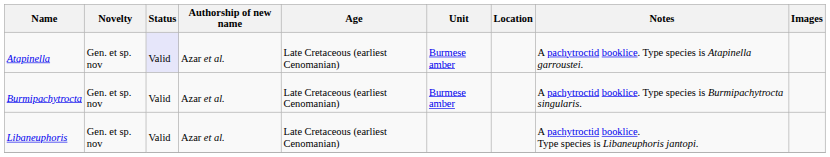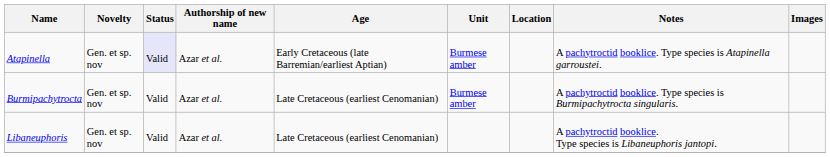(335, 58) Late Cretaceous (earliest Cenomanian) -> (331, 58) Early Cretaceous (late Barremian/earliest Aptian)
